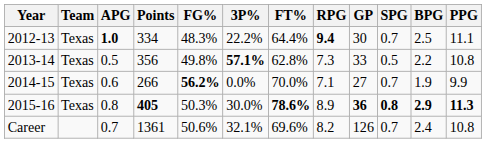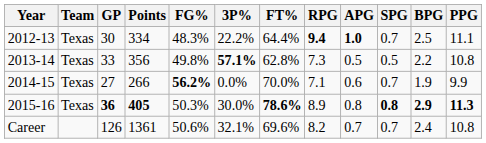columns swapped: (363, 15) <-> (116, 15)
